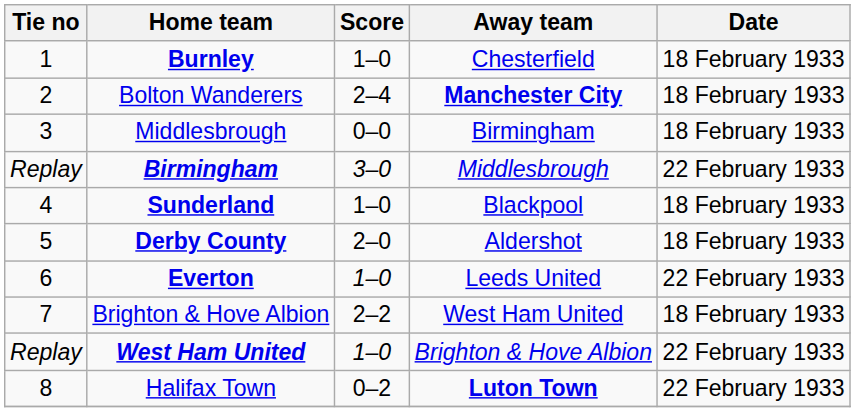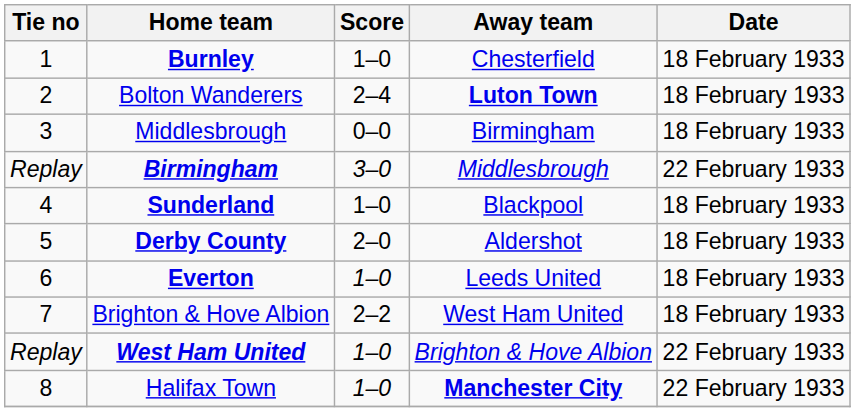(533, 95) Manchester City -> (533, 95) Luton Town
(754, 278) 22 February 1933 -> (754, 278) 18 February 1933
(372, 388) 0–2 -> (372, 388) 1–0
(533, 388) Luton Town -> (533, 388) Manchester City
